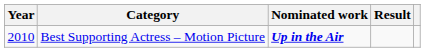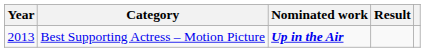(21, 36) 2010 -> (21, 36) 2013
